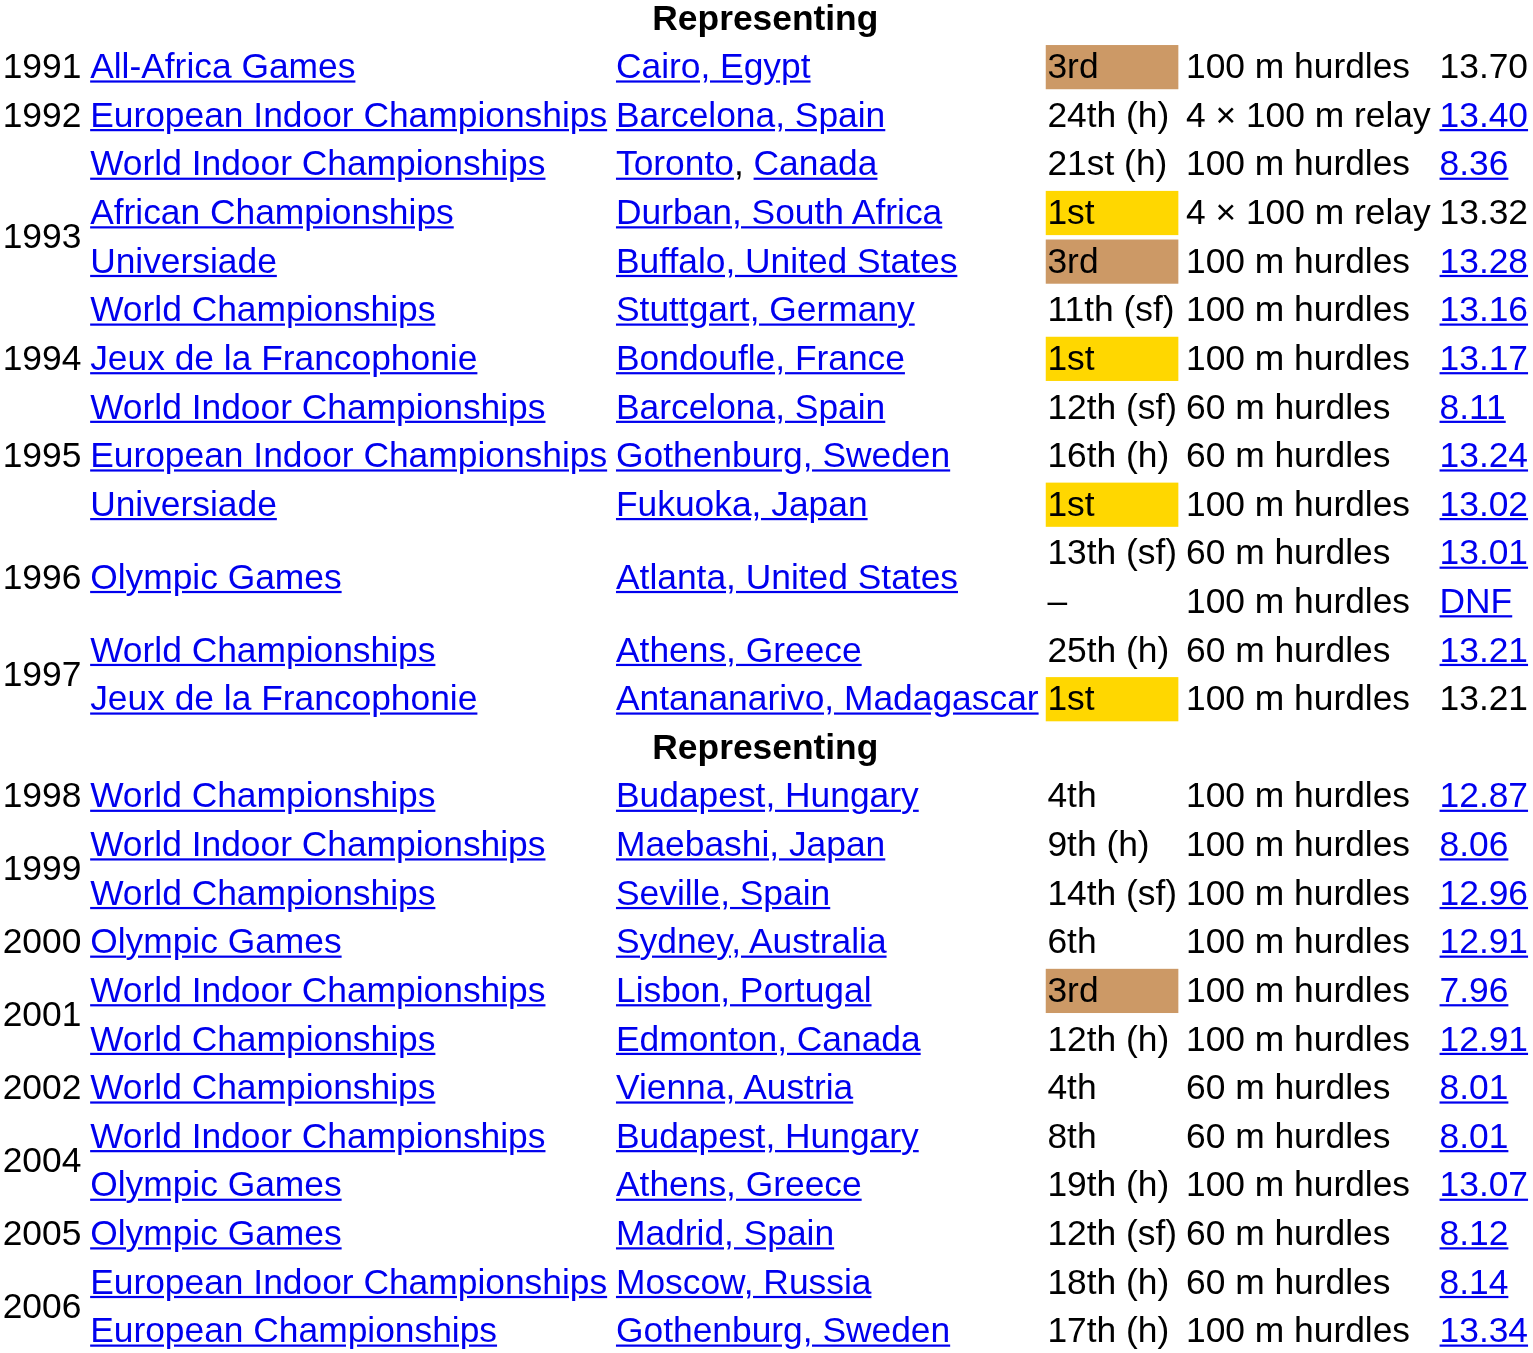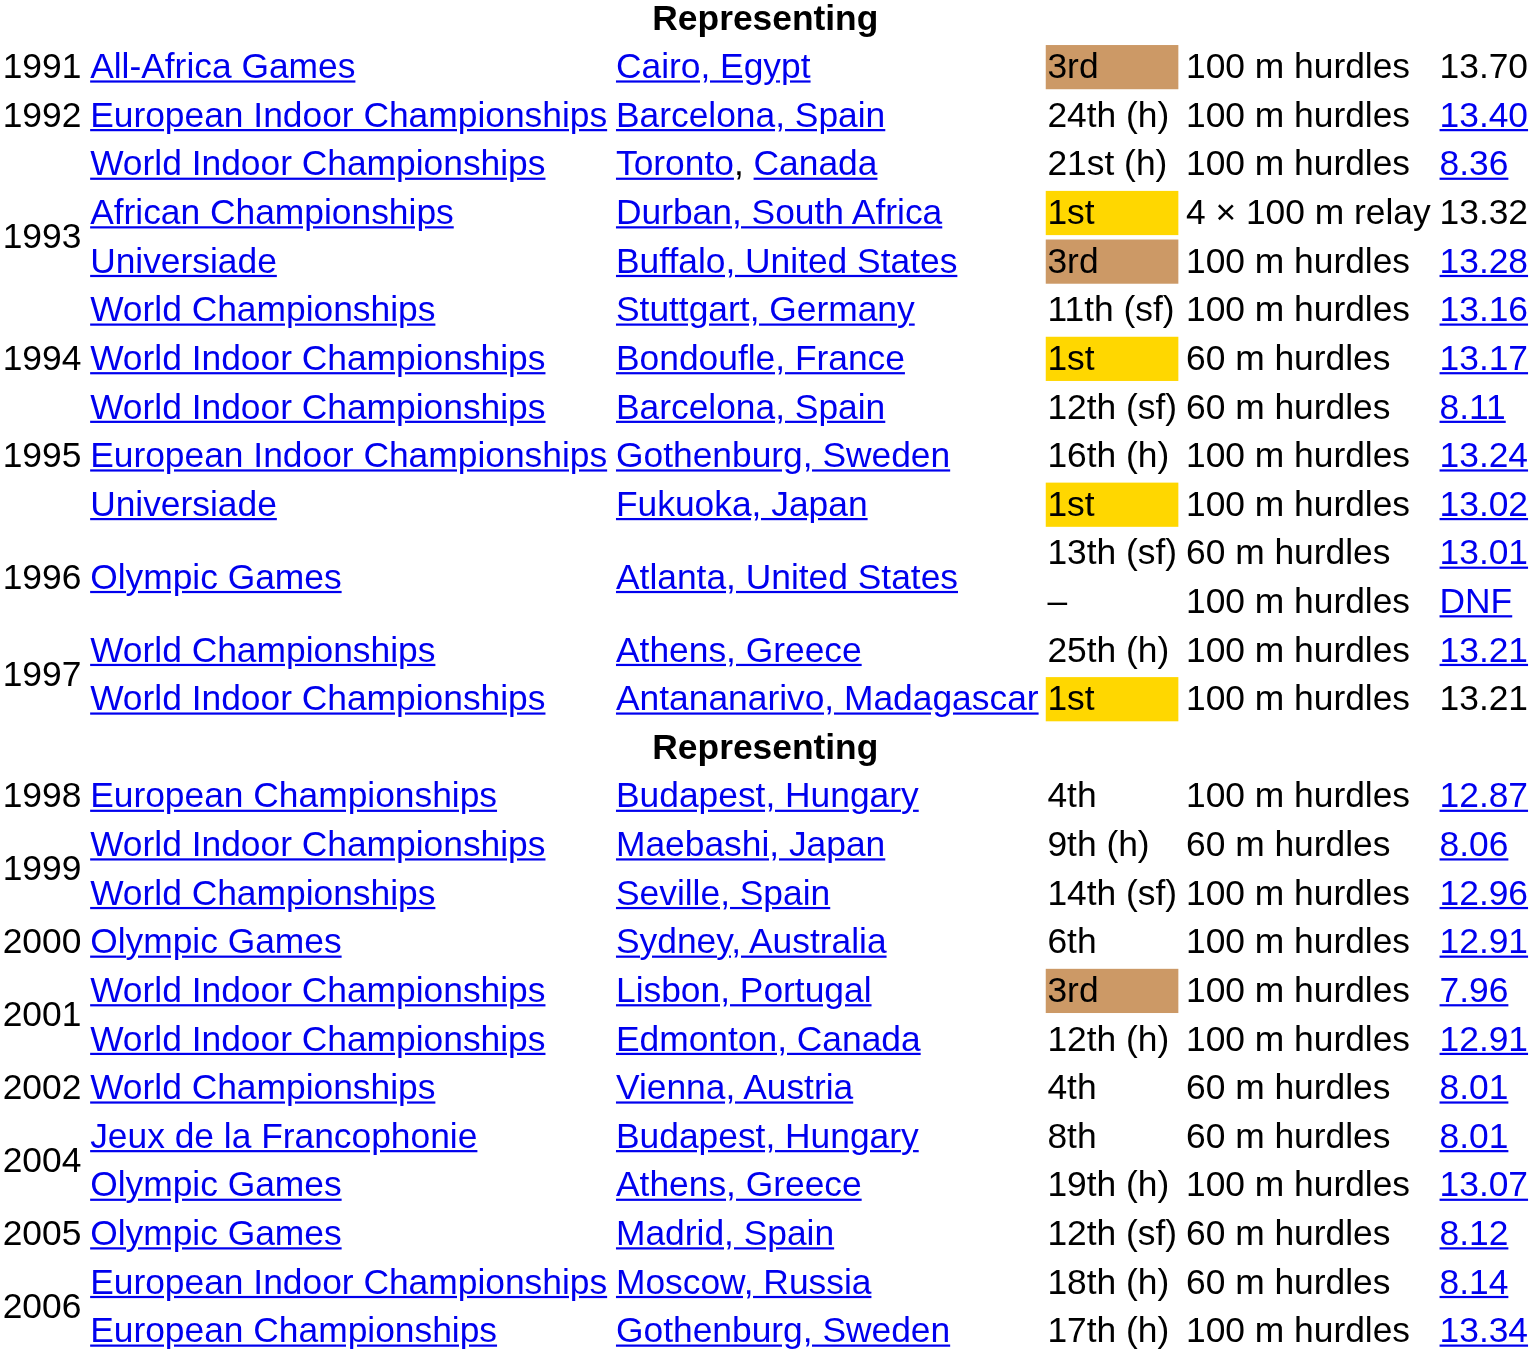(1308, 115) 4 × 100 m relay -> (1298, 115) 100 m hurdles
(284, 358) Jeux de la Francophonie -> (318, 358) World Indoor Championships
(1298, 358) 100 m hurdles -> (1288, 358) 60 m hurdles
(1288, 455) 60 m hurdles -> (1298, 455) 100 m hurdles
(1288, 649) 60 m hurdles -> (1298, 649) 100 m hurdles
(284, 698) Jeux de la Francophonie -> (318, 698) World Indoor Championships
(263, 795) World Championships -> (294, 795) European Championships
(1298, 844) 100 m hurdles -> (1288, 844) 60 m hurdles
(263, 1038) World Championships -> (318, 1038) World Indoor Championships
(318, 1136) World Indoor Championships -> (284, 1136) Jeux de la Francophonie
